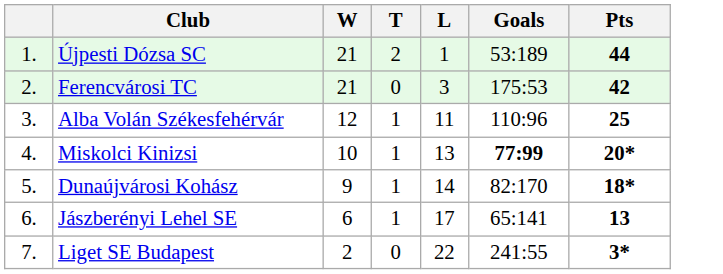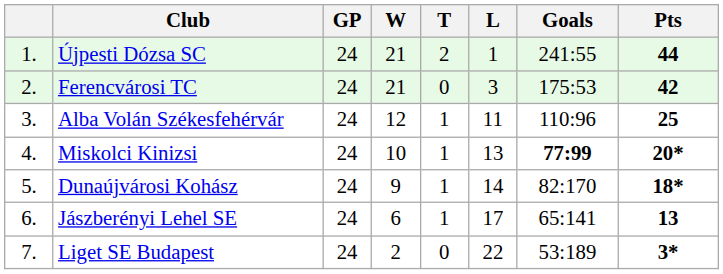+ column: (347, 20)
(519, 53) 53:189 -> (567, 53) 241:55
(519, 251) 241:55 -> (567, 251) 53:189
